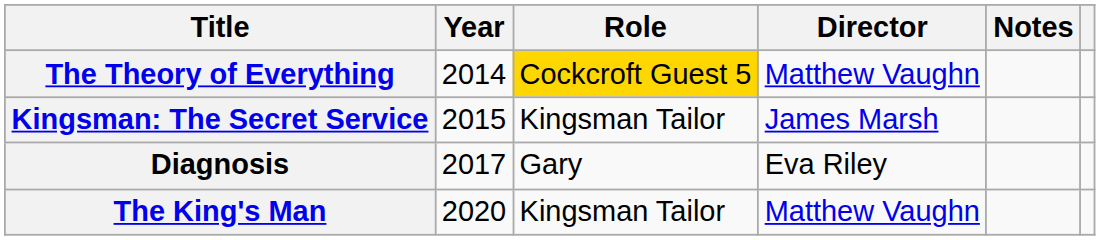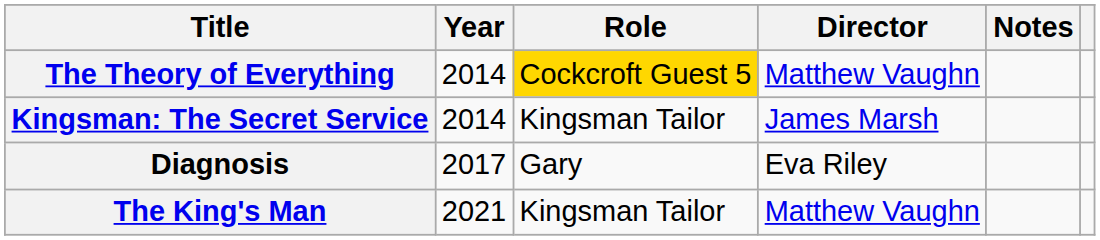(474, 119) 2015 -> (474, 119) 2014
(474, 211) 2020 -> (474, 211) 2021
